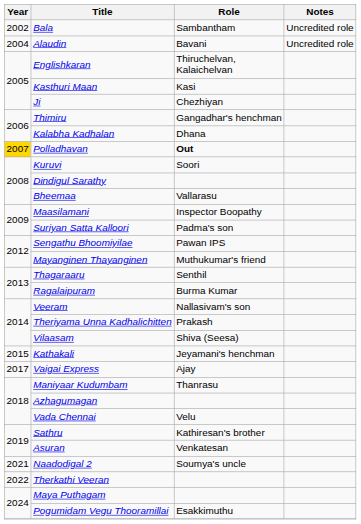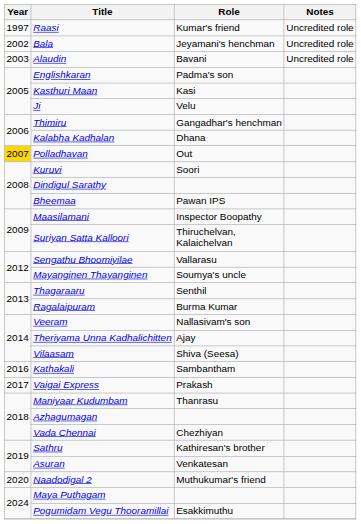+ row: (46, 28)
(206, 28) Sambantham -> (225, 43) Jeyamani's henchman
(18, 43) 2004 -> (18, 59) 2003
(206, 65) Thiruchelvan, Kalaichelvan -> (205, 75) Padma's son
(200, 102) Chezhiyan -> (186, 106) Velu
(185, 149) bold -> (184, 153) normal
(197, 196) Vallarasu -> (201, 201) Pawan IPS
(205, 228) Padma's son -> (206, 238) Thiruchelvan, Kalaichelvan
(201, 243) Pawan IPS -> (197, 259) Vallarasu
(221, 259) Muthukumar's friend -> (211, 275) Soumya's uncle
(194, 322) Prakash -> (186, 338) Ajay
(18, 353) 2015 -> (18, 369) 2016
(225, 353) Jeyamani's henchman -> (206, 369) Sambantham
(186, 369) Ajay -> (194, 385) Prakash
(186, 416) Velu -> (200, 432) Chezhiyan
(18, 464) 2021 -> (18, 479) 2020
(211, 464) Soumya's uncle -> (221, 479) Muthukumar's friend
- row: (71, 479)
